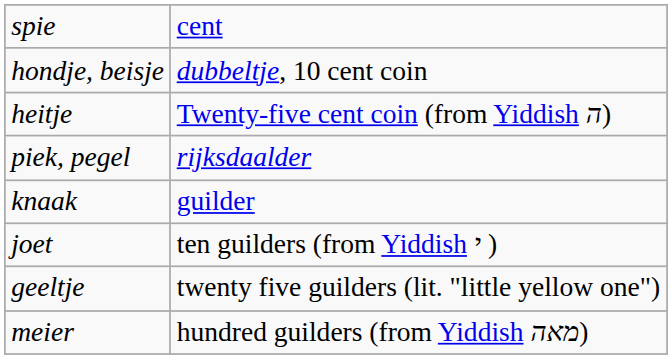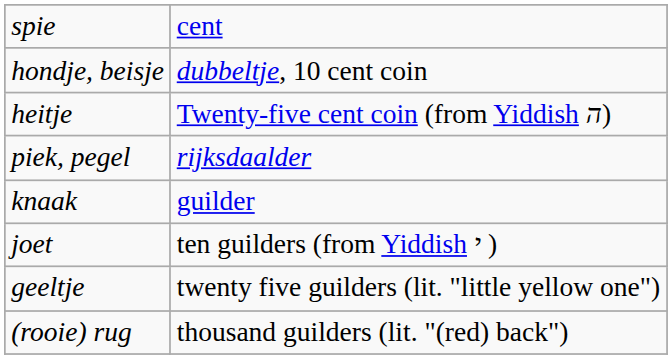- row: (43, 331)
+ row: (71, 331)
